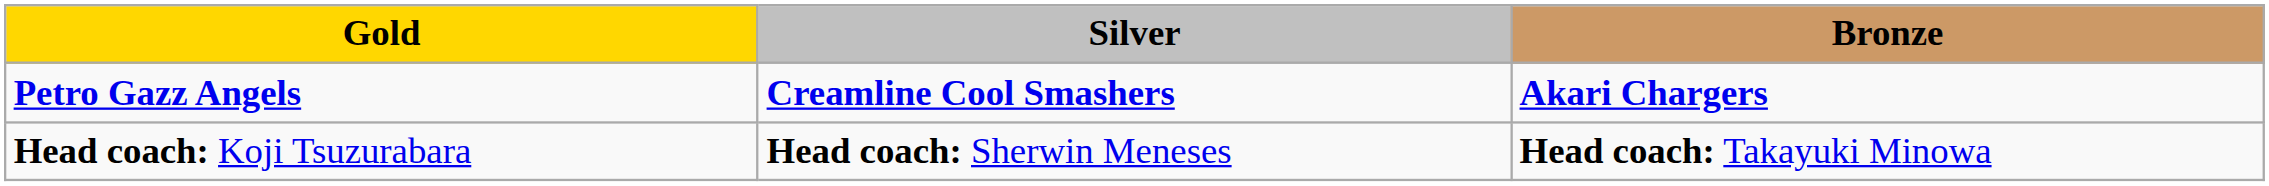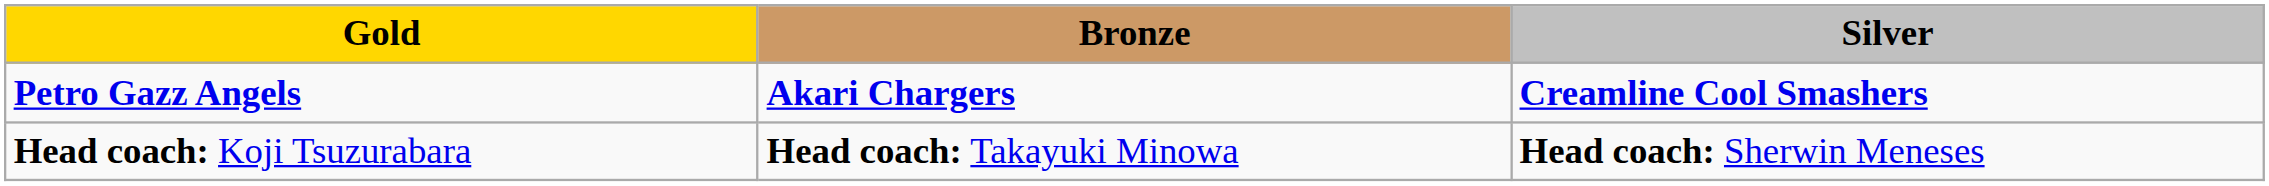columns swapped: (1135, 33) <-> (1888, 33)
